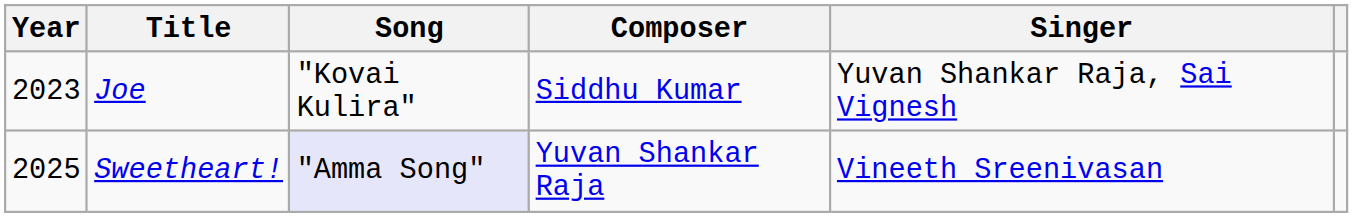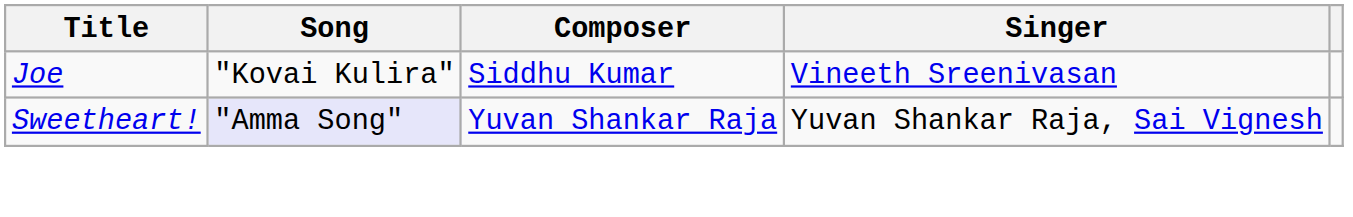- column: (46, 28)
(1034, 92) Yuvan Shankar Raja, Sai Vignesh -> (954, 75) Vineeth Sreenivasan
(1000, 171) Vineeth Sreenivasan -> (1057, 122) Yuvan Shankar Raja, Sai Vignesh
